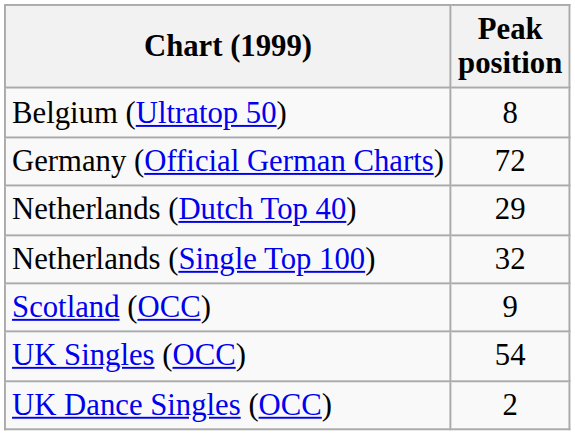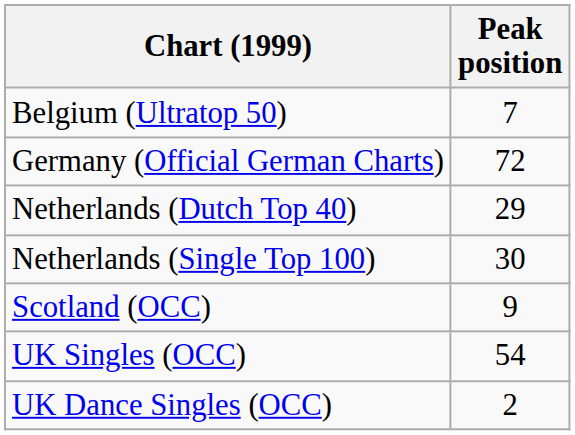(510, 112) 8 -> (510, 112) 7
(510, 258) 32 -> (510, 258) 30
